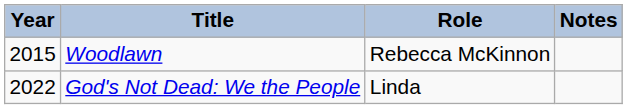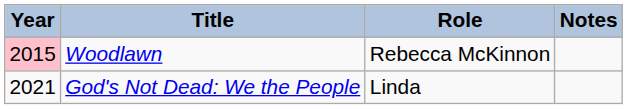(33, 53) no background -> (33, 53) pink background
(33, 86) 2022 -> (33, 86) 2021
